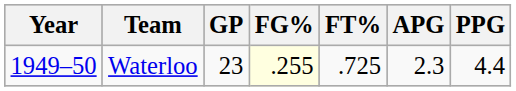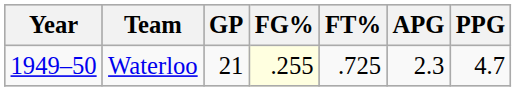(231, 65) 23 -> (231, 65) 21
(490, 65) 4.4 -> (490, 65) 4.7
